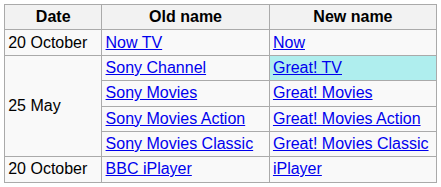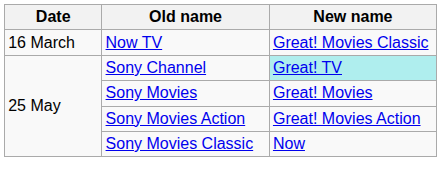(48, 42) 20 October -> (42, 42) 16 March
(289, 42) Now -> (351, 42) Great! Movies Classic
(351, 144) Great! Movies Classic -> (289, 144) Now
- row: (149, 169)
